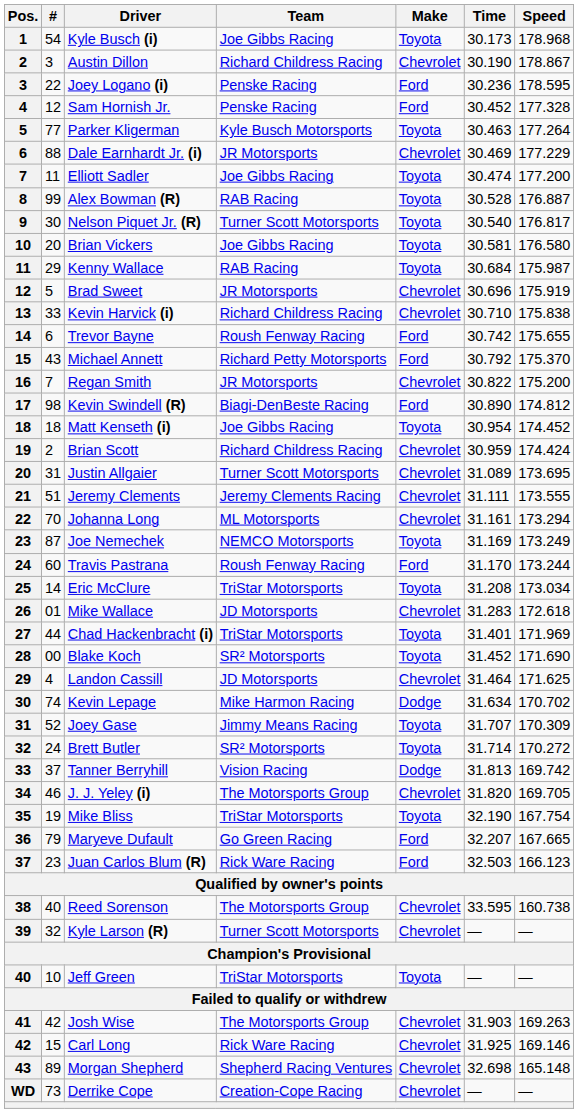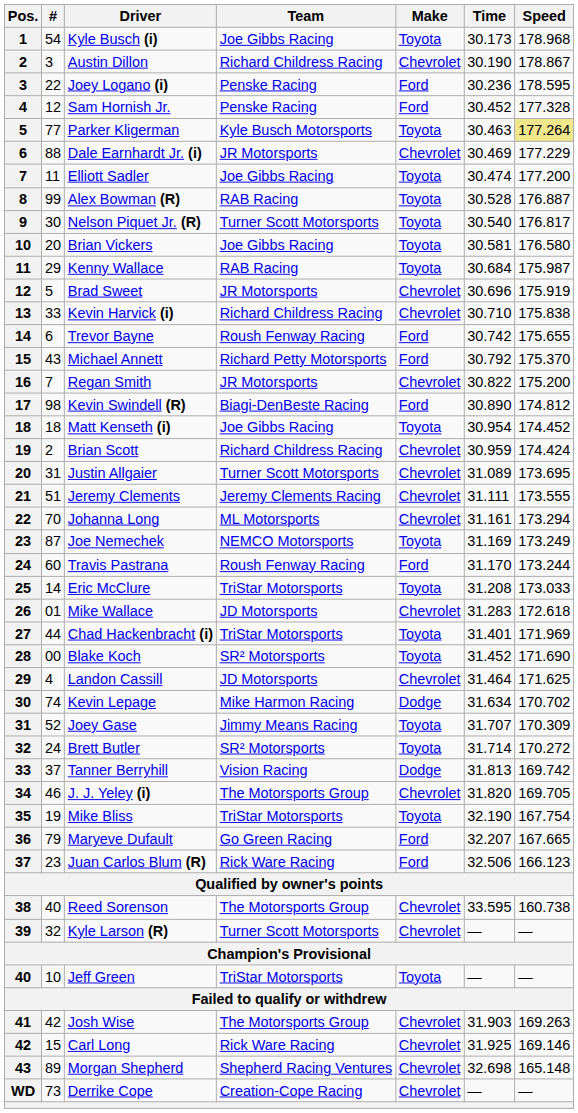(544, 130) no background -> (544, 130) khaki background
(544, 588) 173.034 -> (544, 588) 173.033
(489, 862) 32.503 -> (489, 862) 32.506
